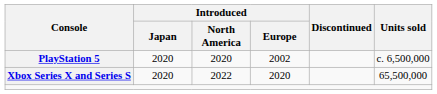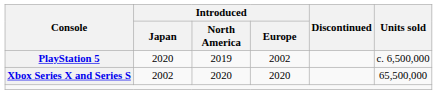(221, 59) 2020 -> (221, 59) 2019
(163, 76) 2020 -> (163, 76) 2002
(221, 76) 2022 -> (221, 76) 2020
